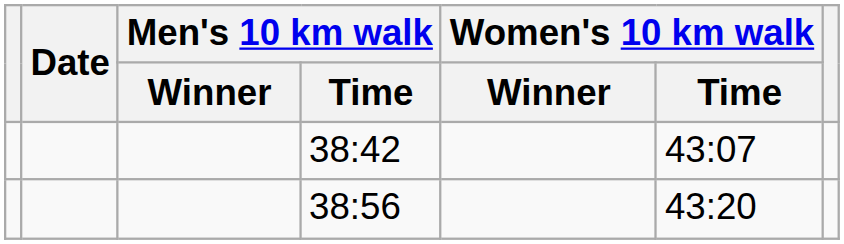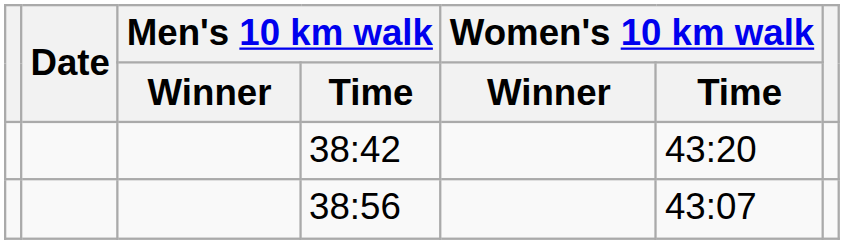(711, 149) 43:07 -> (711, 149) 43:20
(711, 207) 43:20 -> (711, 207) 43:07
